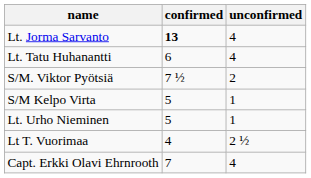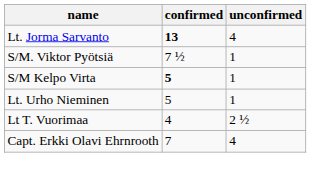- row: (59, 57)
(233, 78) 2 -> (233, 57) 1
(168, 99) normal -> (168, 78) bold
